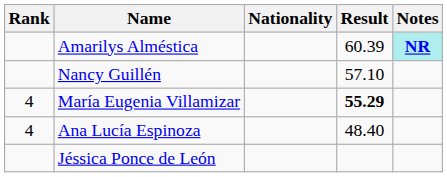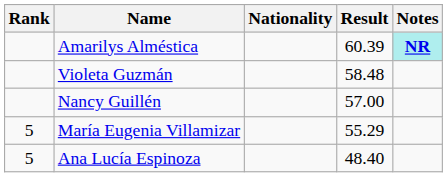+ row: (115, 74)
(364, 74) 57.10 -> (364, 102) 57.00
(29, 102) 4 -> (29, 130) 5
(364, 102) bold -> (364, 130) normal
(29, 130) 4 -> (29, 158) 5
- row: (137, 158)
